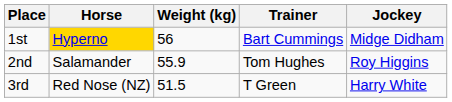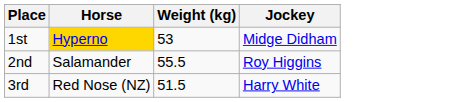- column: (293, 16)
(165, 39) 56 -> (165, 39) 53
(171, 62) 55.9 -> (171, 62) 55.5
